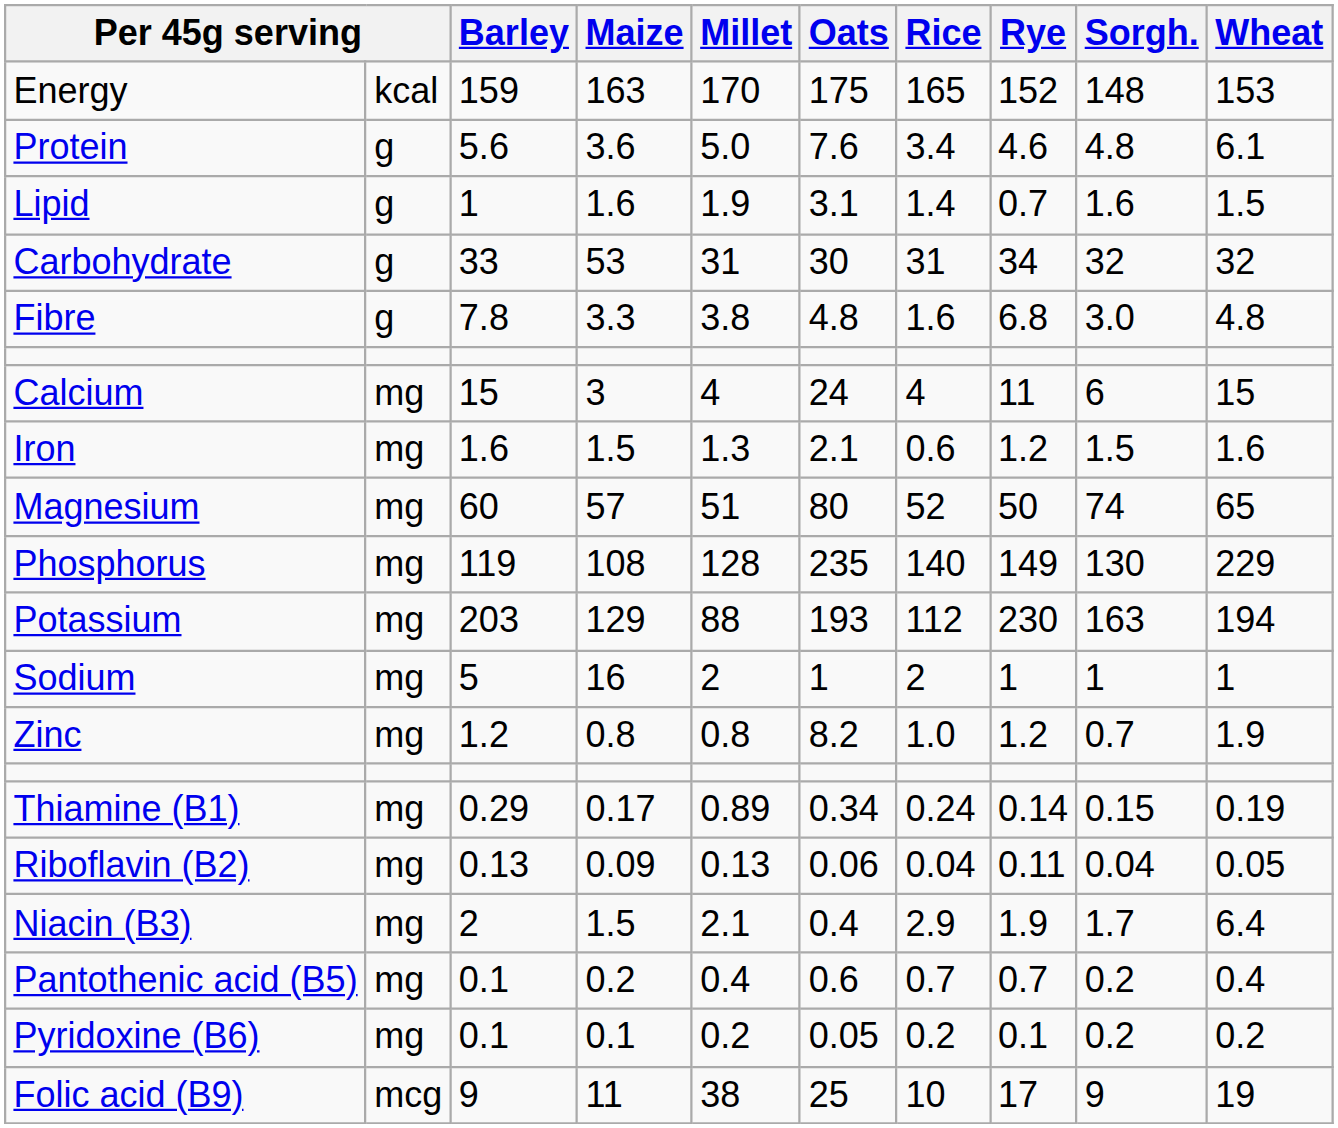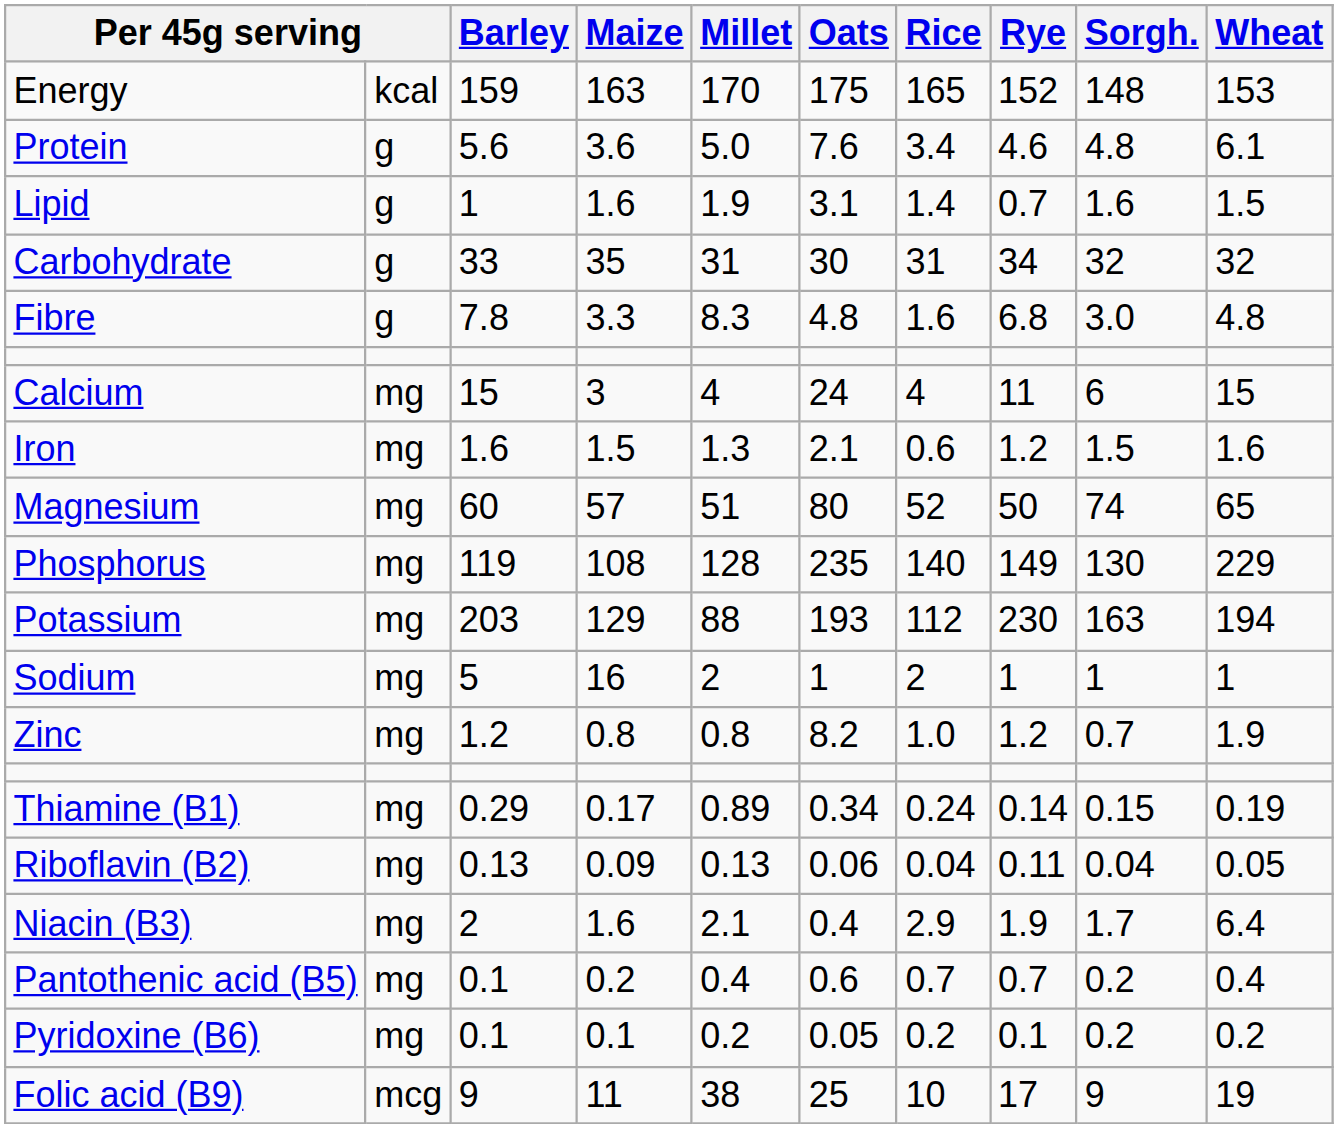(606, 261) 53 -> (606, 261) 35
(725, 318) 3.8 -> (725, 318) 8.3
(611, 922) 1.5 -> (611, 922) 1.6
